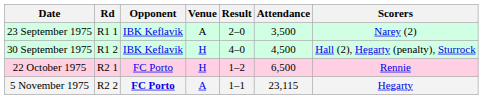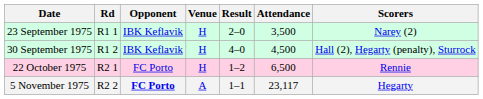(202, 31) A -> (202, 31) H
(283, 85) 23,115 -> (283, 85) 23,117
